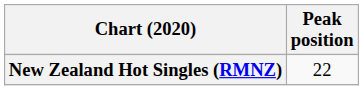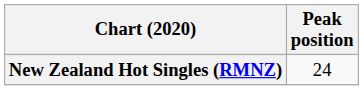(322, 69) 22 -> (322, 69) 24
